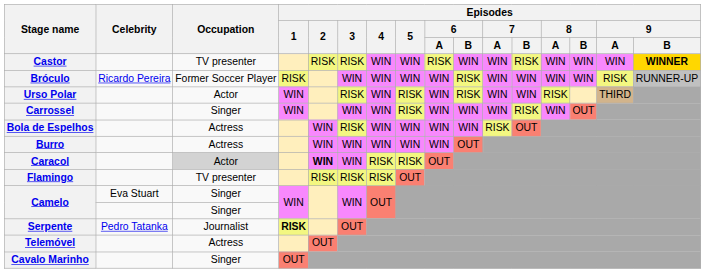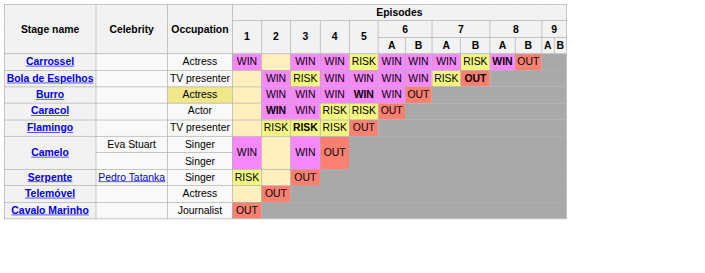- row: (50, 62)
- row: (50, 78)
- row: (50, 95)
(226, 111) Singer -> (200, 62) Actress
(555, 111) normal -> (502, 62) bold
(226, 128) Actress -> (200, 78) TV presenter
(526, 128) normal -> (475, 78) bold
(226, 144) no background -> (200, 95) khaki background
(410, 144) normal -> (364, 95) bold
(226, 161) lightgrey background -> (200, 111) no background
(352, 177) normal -> (305, 128) bold
(226, 227) Journalist -> (200, 177) Singer
(294, 227) bold -> (247, 177) normal
(226, 260) Singer -> (200, 210) Journalist
